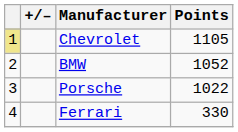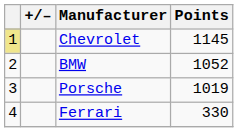(211, 41) 1105 -> (211, 41) 1145
(211, 90) 1022 -> (211, 90) 1019
